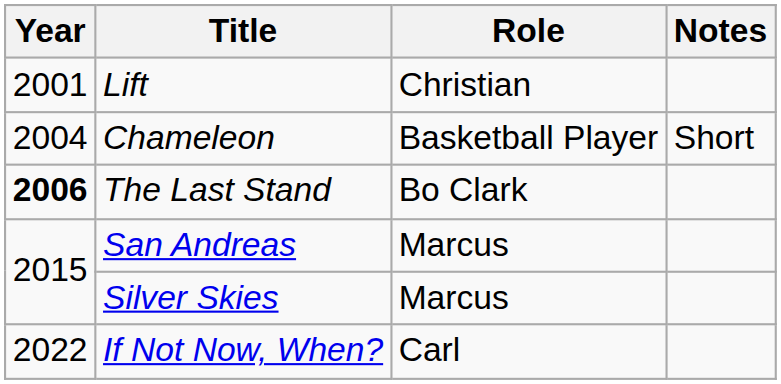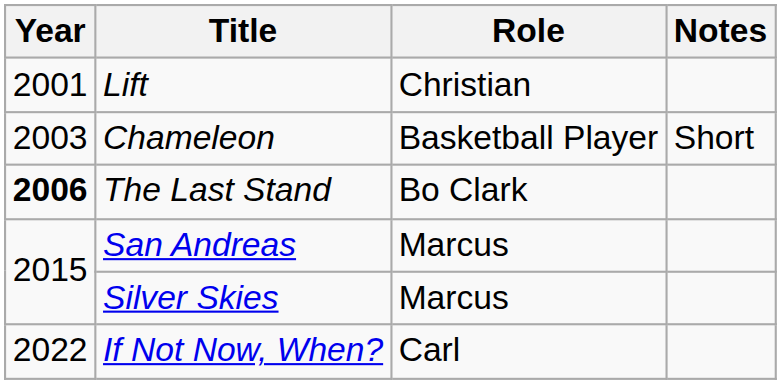(50, 137) 2004 -> (50, 137) 2003
